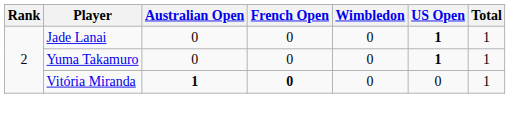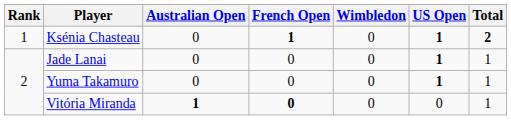+ row: (93, 37)
